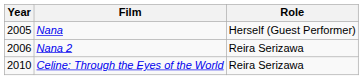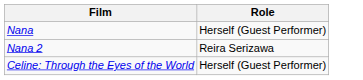- column: (19, 13)
(266, 65) Reira Serizawa -> (263, 65) Herself (Guest Performer)
